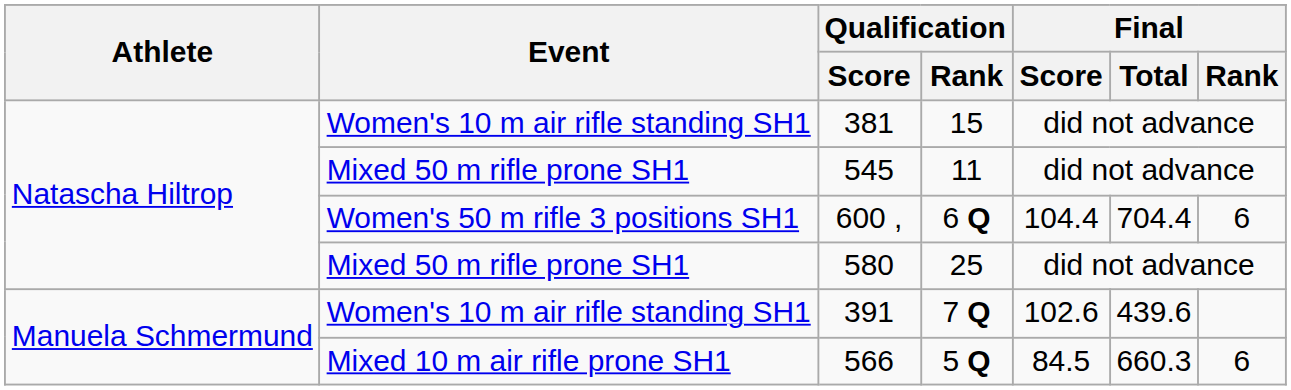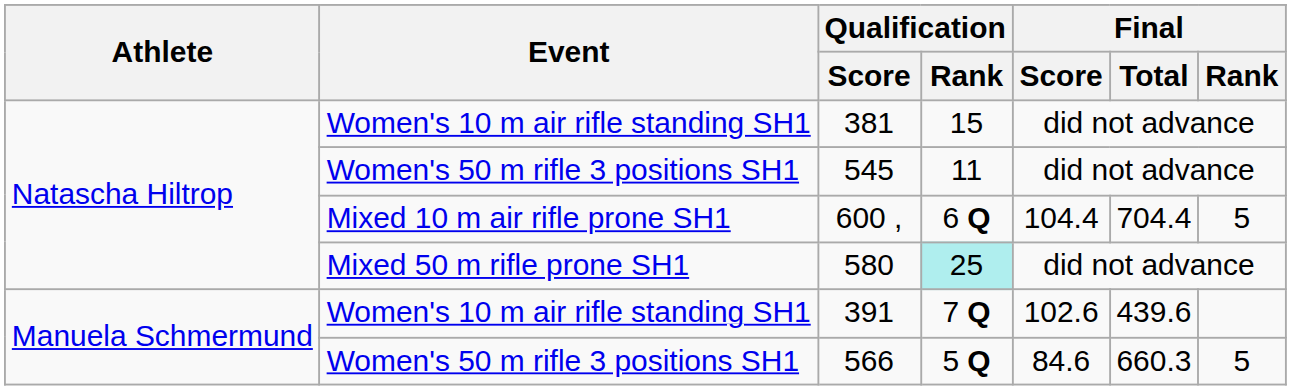(508, 170) Mixed 50 m rifle prone SH1 -> (563, 170) Women's 50 m rifle 3 positions SH1
(563, 218) Women's 50 m rifle 3 positions SH1 -> (529, 218) Mixed 10 m air rifle prone SH1
(1242, 218) 6 -> (1242, 218) 5
(967, 265) no background -> (967, 265) paleturquoise background
(529, 360) Mixed 10 m air rifle prone SH1 -> (563, 360) Women's 50 m rifle 3 positions SH1
(1061, 360) 84.5 -> (1061, 360) 84.6
(1242, 360) 6 -> (1242, 360) 5
